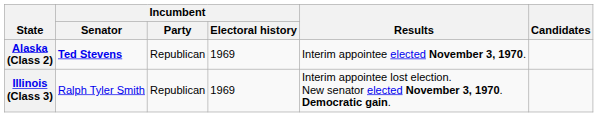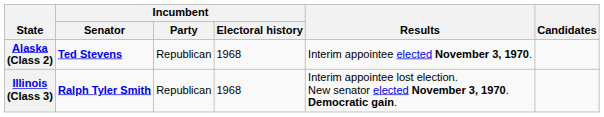(223, 54) 1969 -> (229, 54) 1968
(101, 90) normal -> (105, 90) bold
(223, 90) 1969 -> (229, 90) 1968
